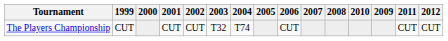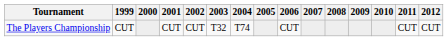columns swapped: (384, 12) <-> (360, 12)
